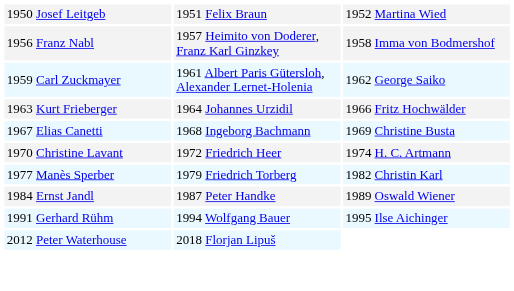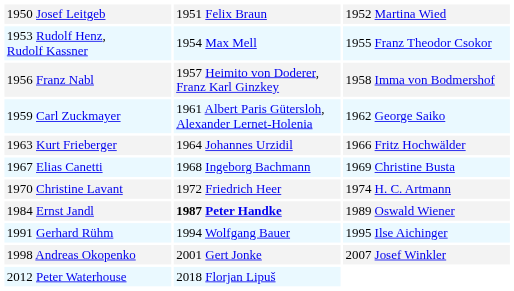+ row: (56, 43)
- row: (60, 174)
(226, 196) normal -> (229, 211) bold
+ row: (71, 254)
